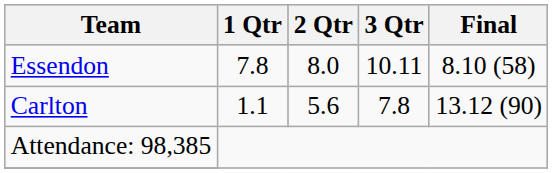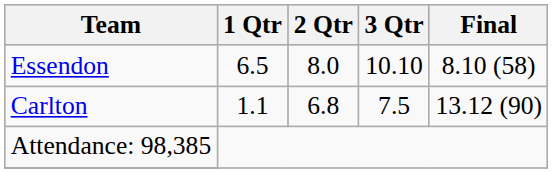(252, 65) 7.8 -> (252, 65) 6.5
(394, 65) 10.11 -> (394, 65) 10.10
(323, 106) 5.6 -> (323, 106) 6.8
(394, 106) 7.8 -> (394, 106) 7.5
